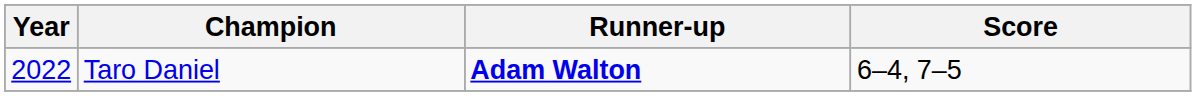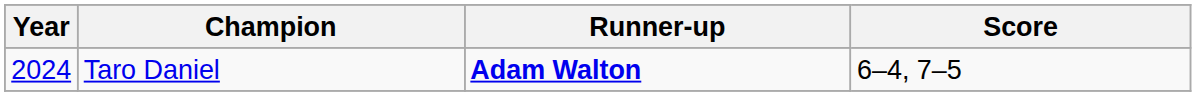(41, 69) 2022 -> (41, 69) 2024
